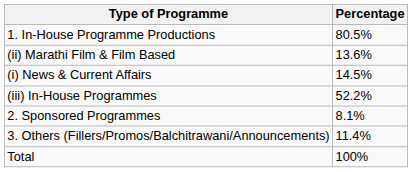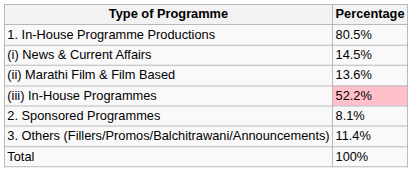rows swapped: (79, 75) <-> (91, 55)
(354, 95) no background -> (354, 95) pink background
